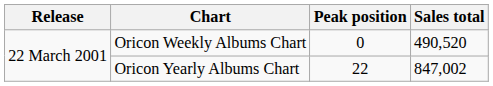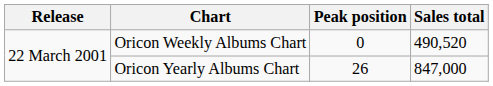(360, 68) 22 -> (360, 68) 26
(440, 68) 847,002 -> (440, 68) 847,000
